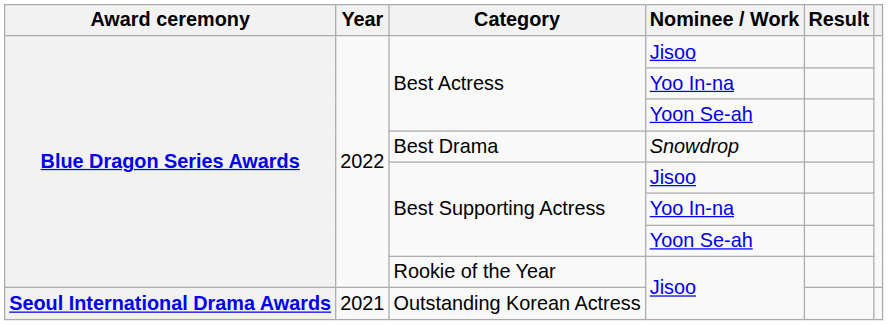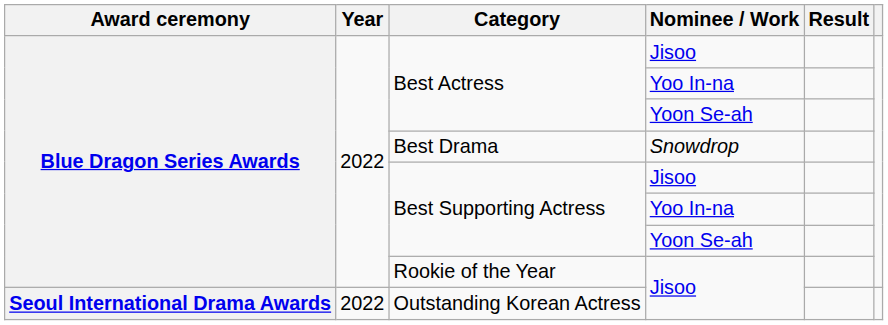(362, 303) 2021 -> (362, 303) 2022
